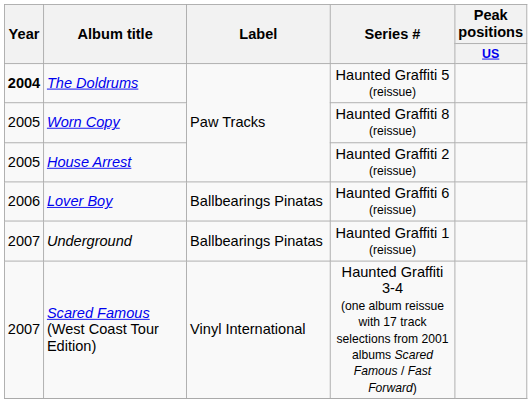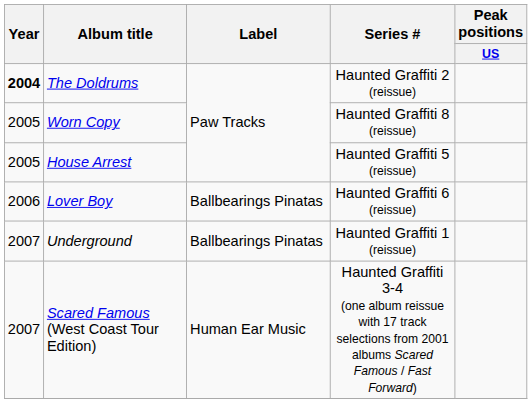(392, 83) Haunted Graffiti 5 (reissue) -> (392, 83) Haunted Graffiti 2 (reissue)
(392, 162) Haunted Graffiti 2 (reissue) -> (392, 162) Haunted Graffiti 5 (reissue)
(248, 329) Vinyl International -> (248, 329) Human Ear Music
